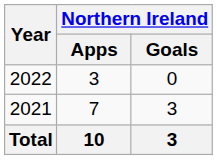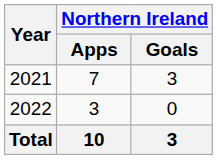rows swapped: (31, 109) <-> (31, 79)
